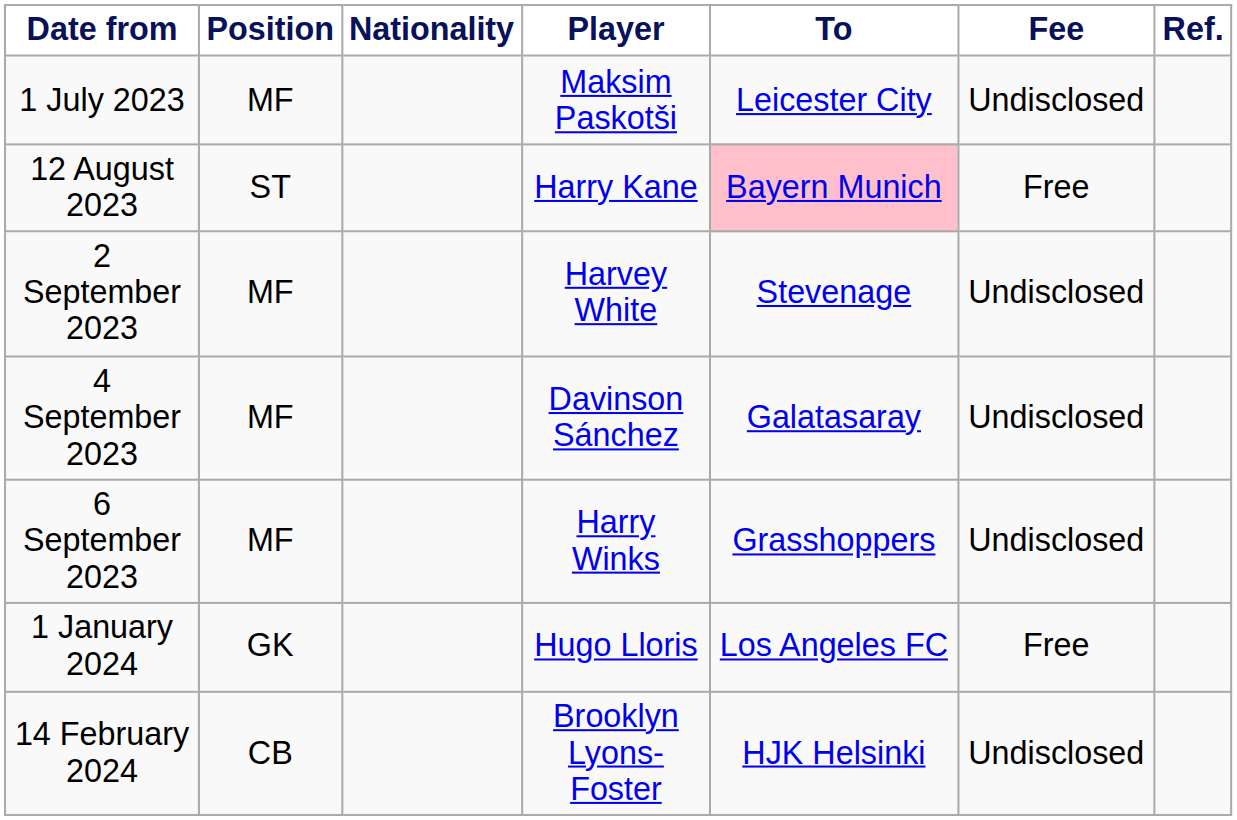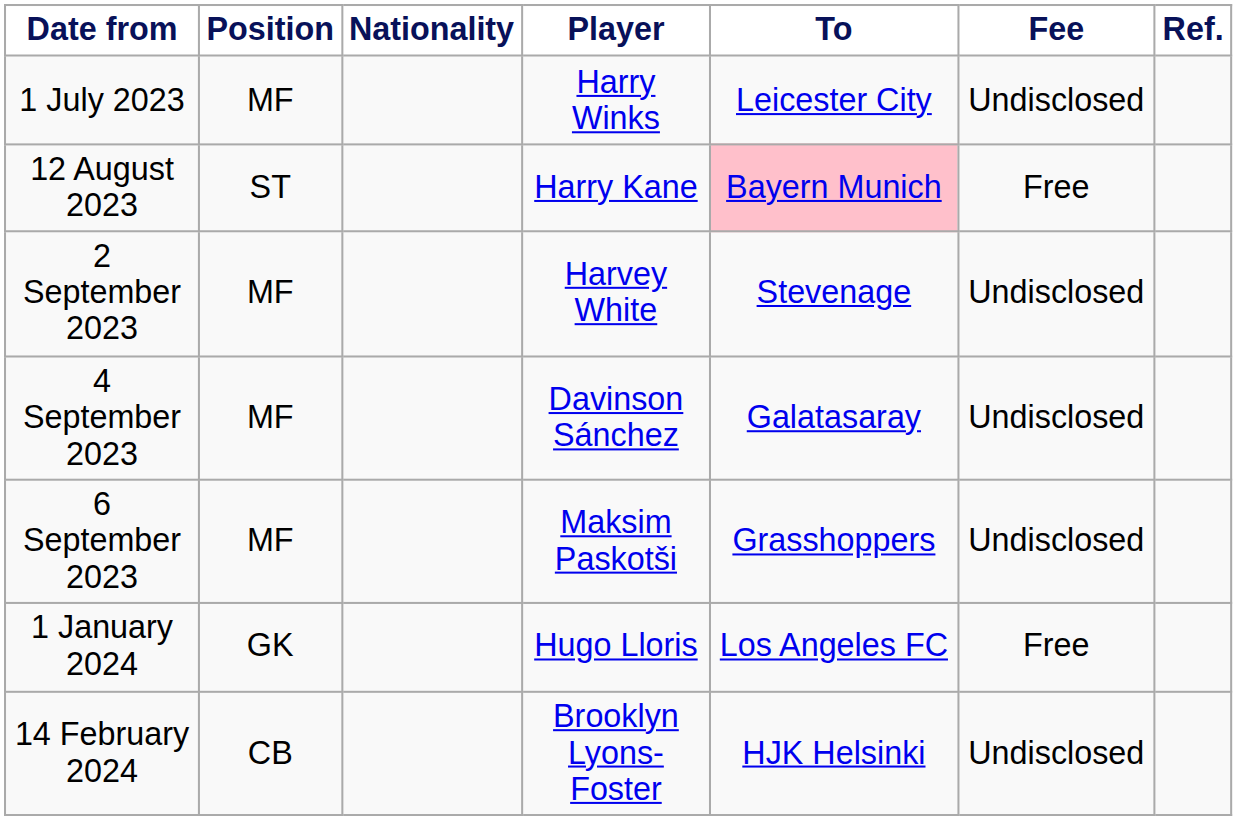(616, 99) Maksim Paskotši -> (616, 99) Harry Winks
(616, 540) Harry Winks -> (616, 540) Maksim Paskotši
